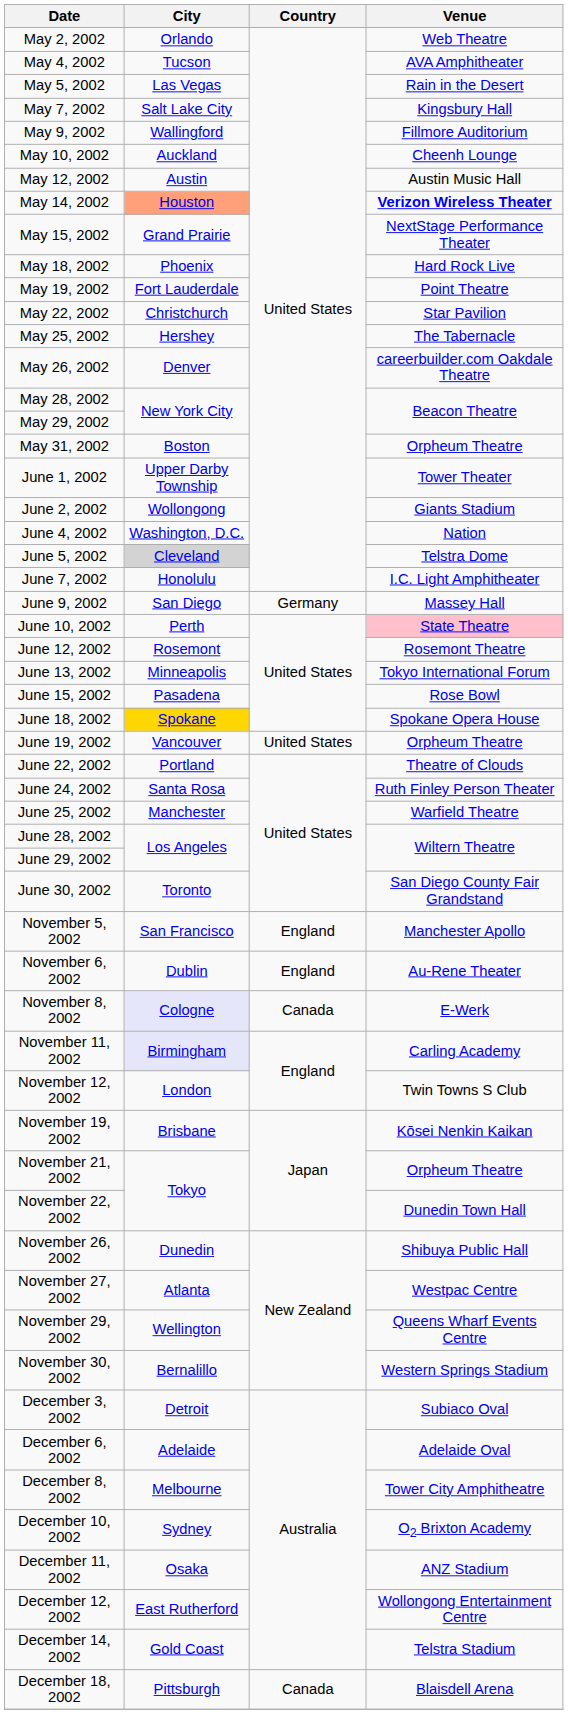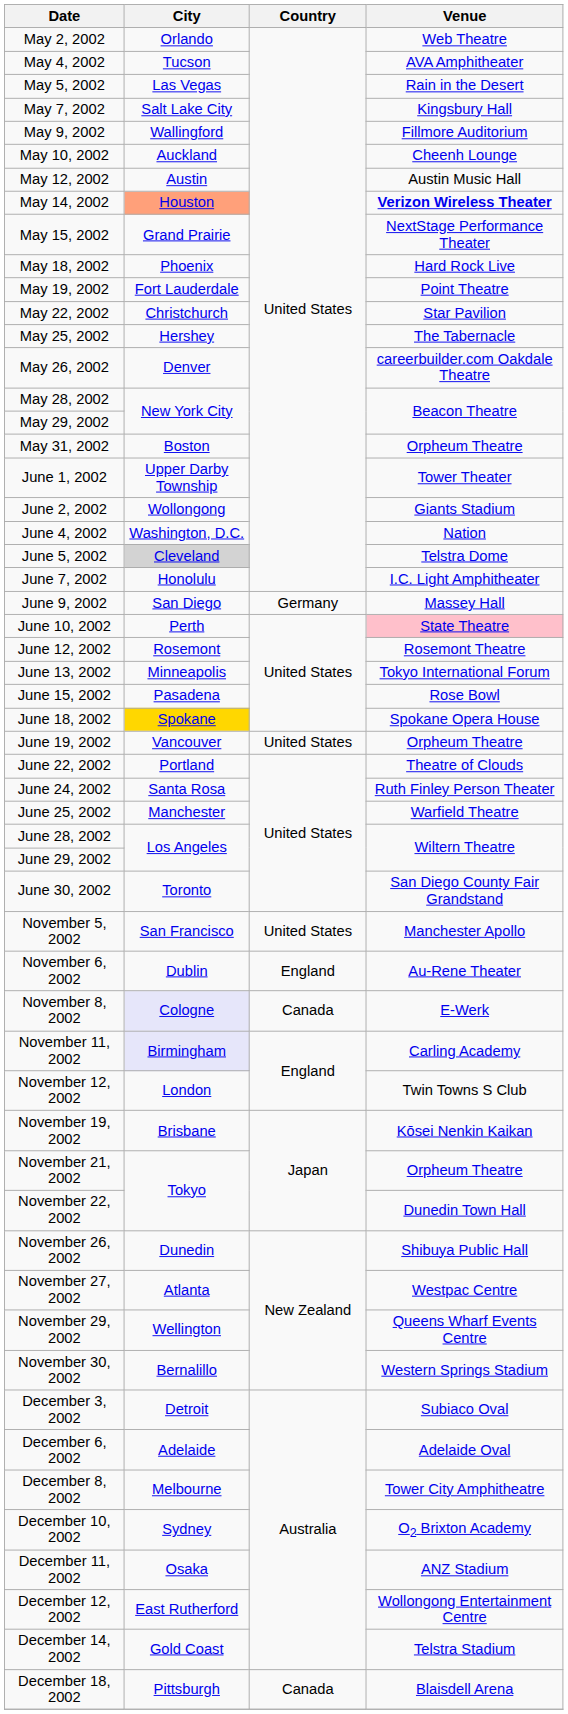(308, 931) England -> (308, 931) United States
